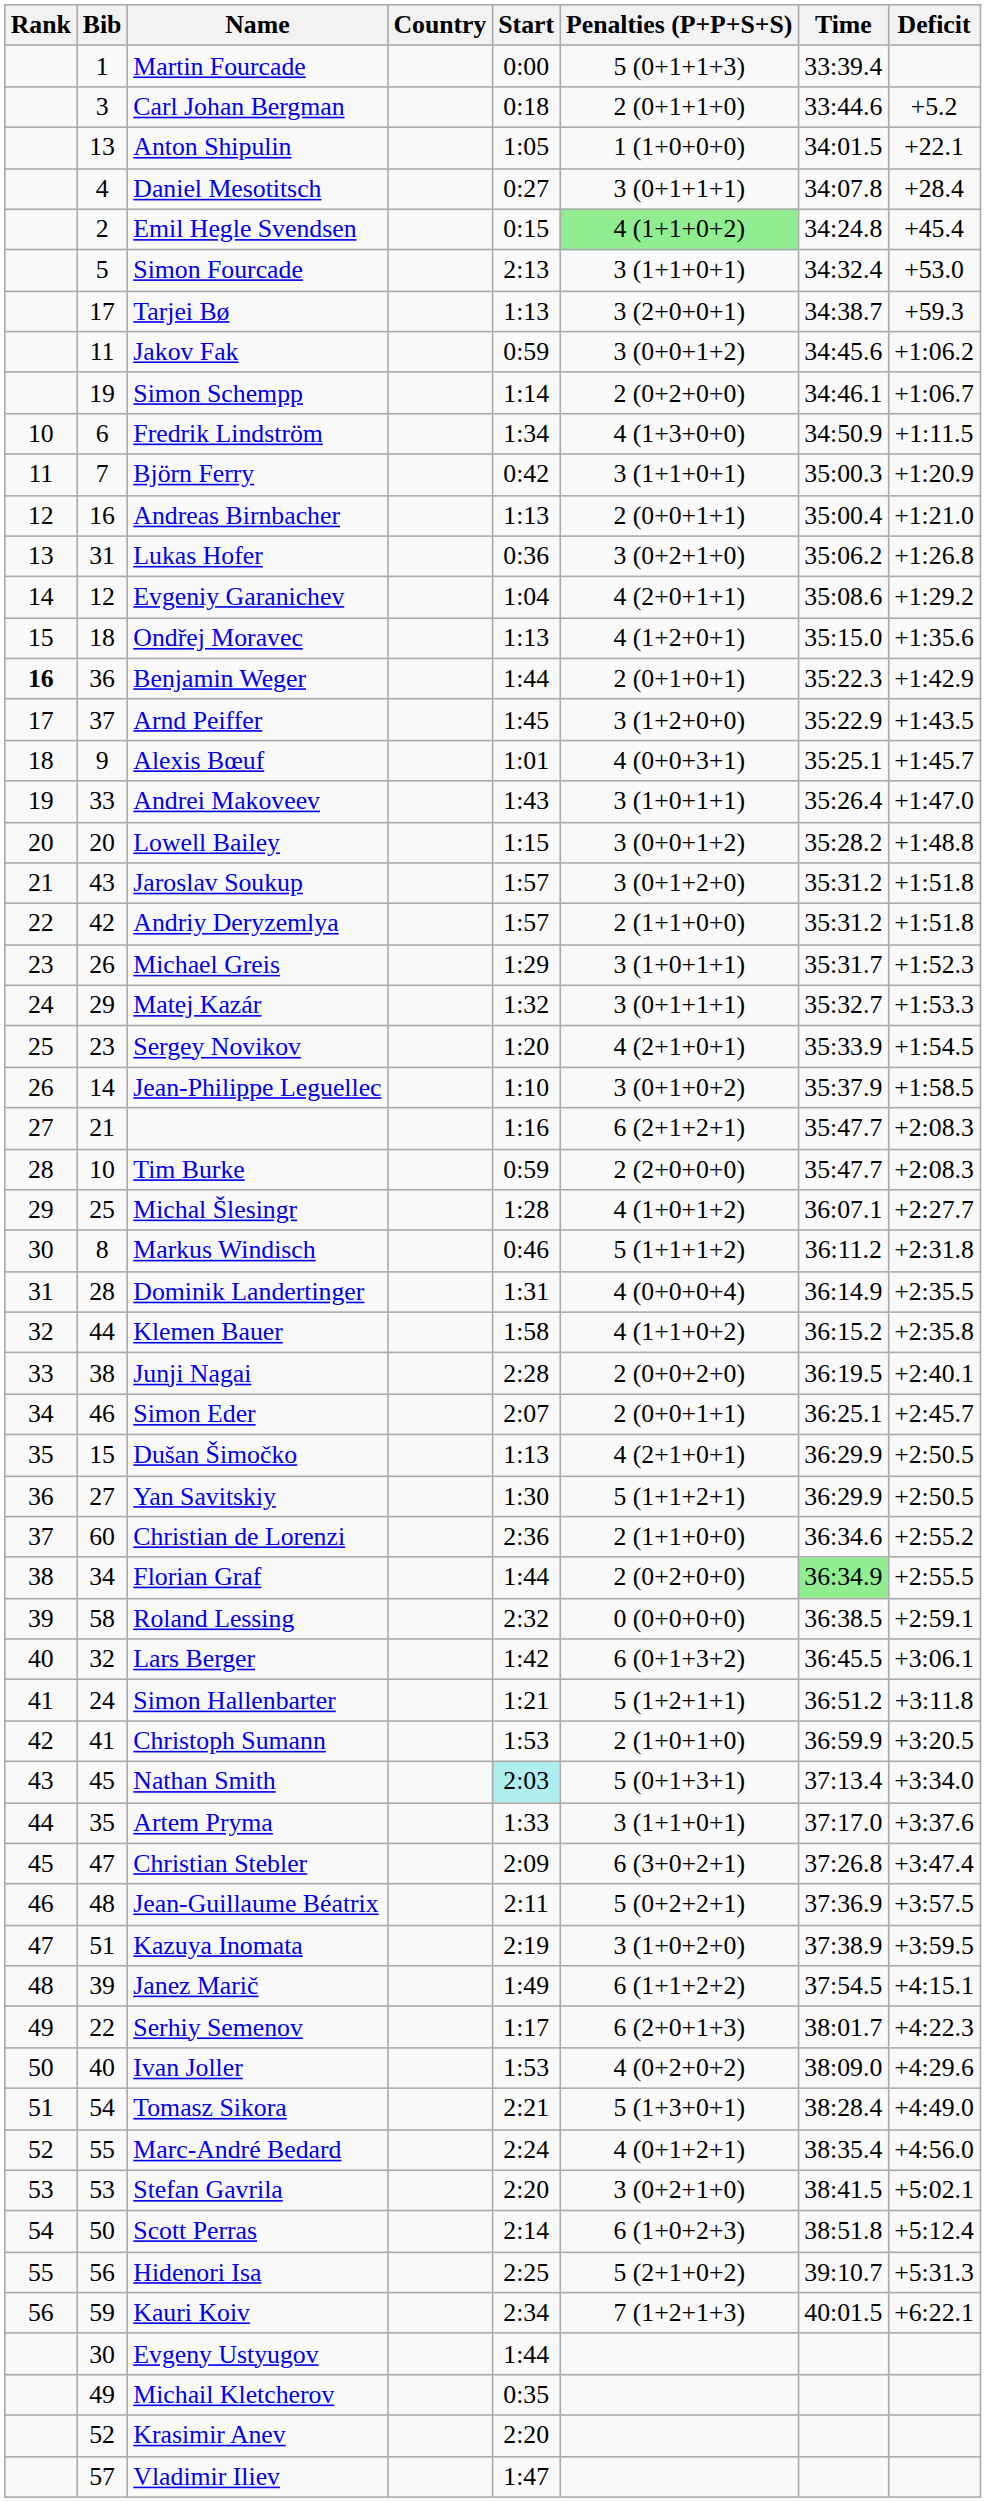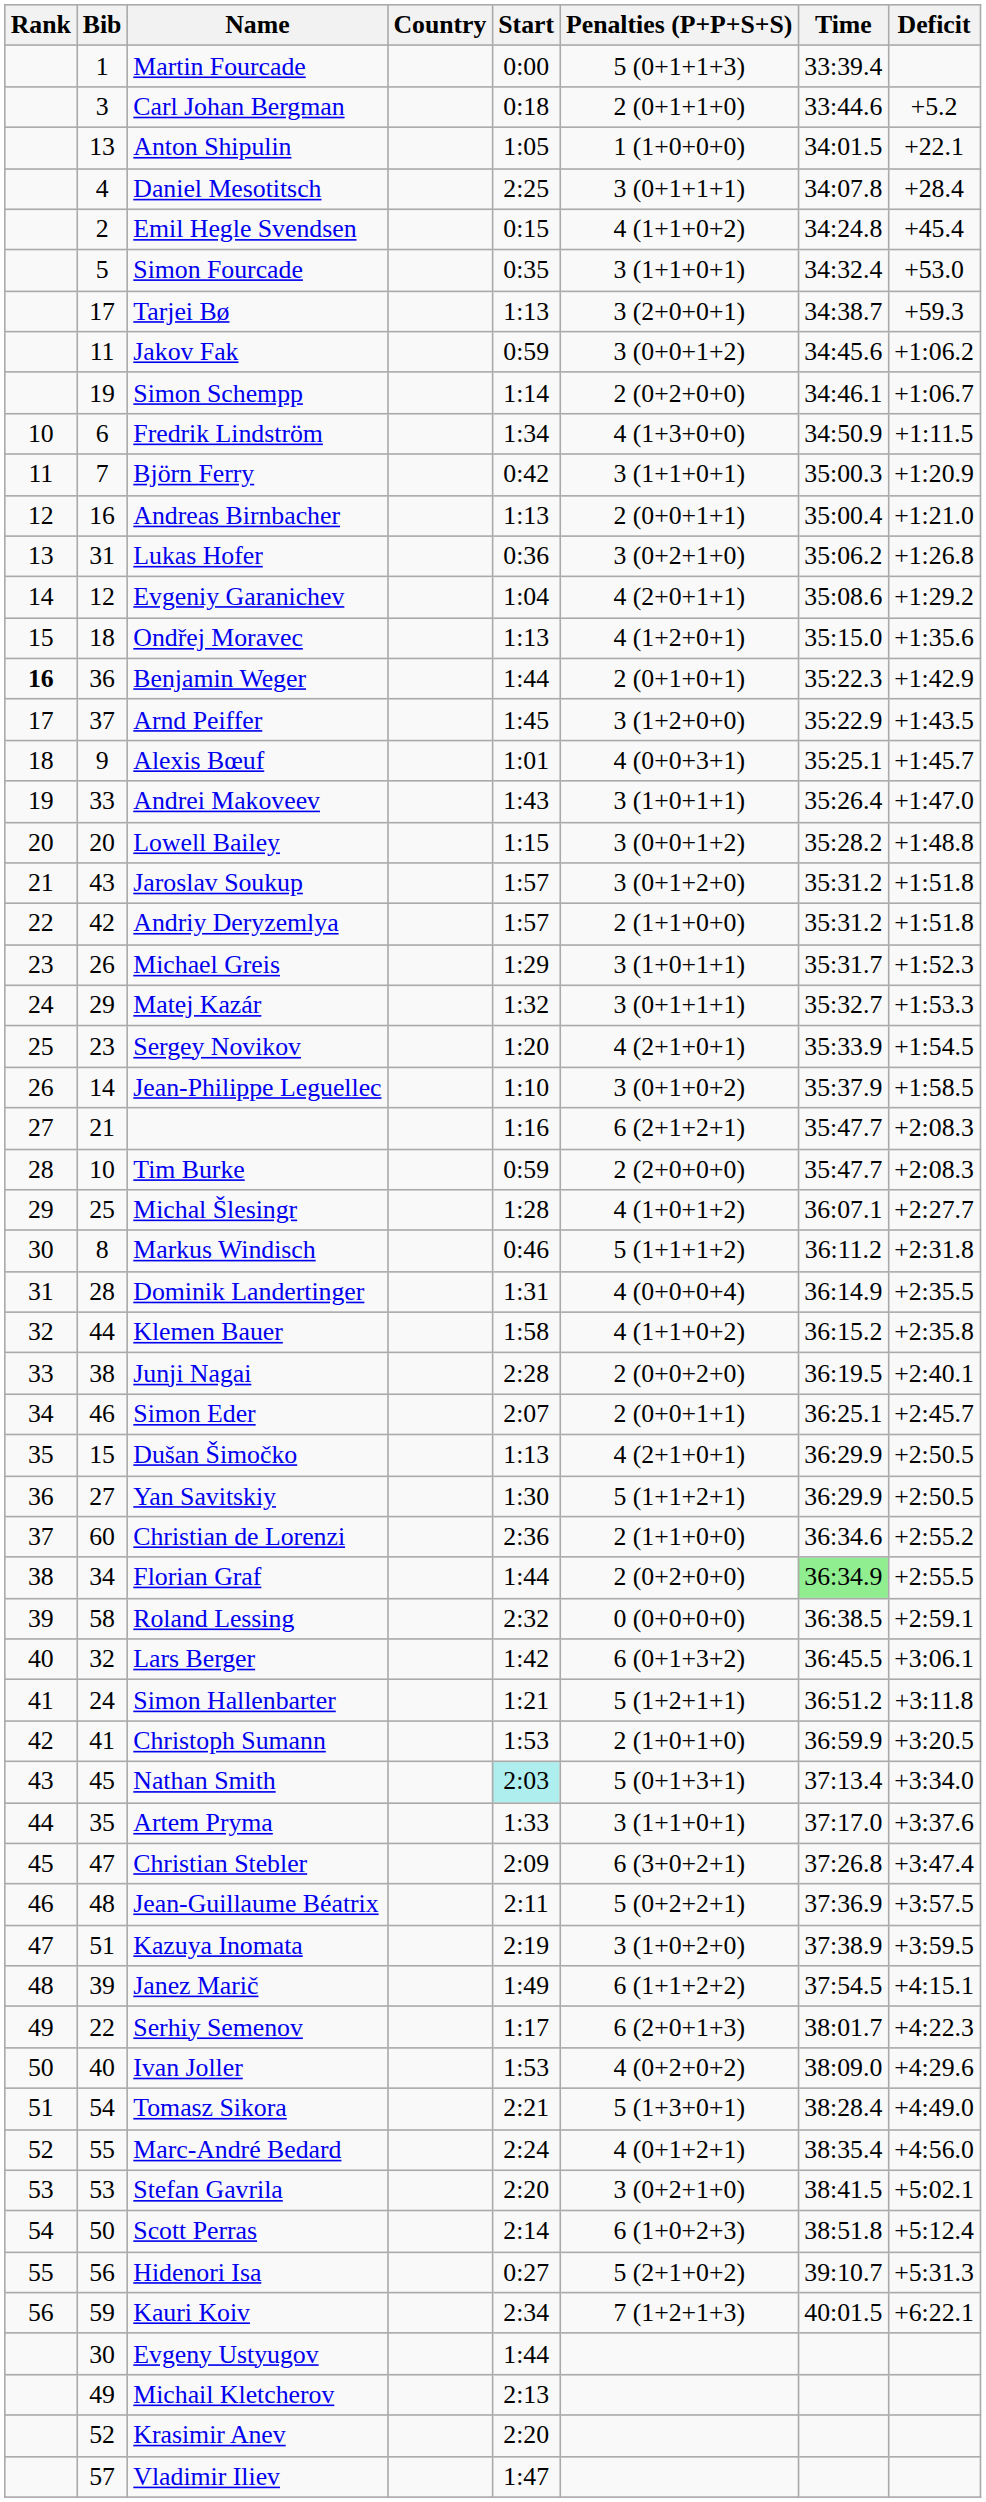(526, 188) 0:27 -> (526, 188) 2:25
(679, 229) lightgreen background -> (679, 229) no background
(526, 270) 2:13 -> (526, 270) 0:35
(526, 2271) 2:25 -> (526, 2271) 0:27
(526, 2394) 0:35 -> (526, 2394) 2:13
